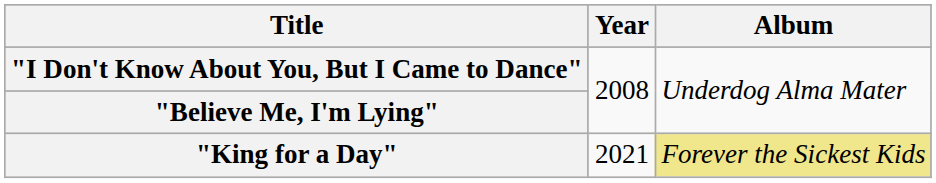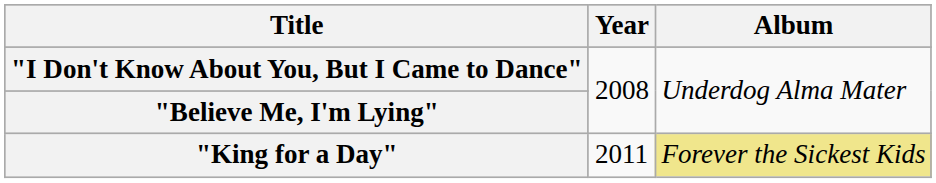(622, 154) 2021 -> (621, 154) 2011
